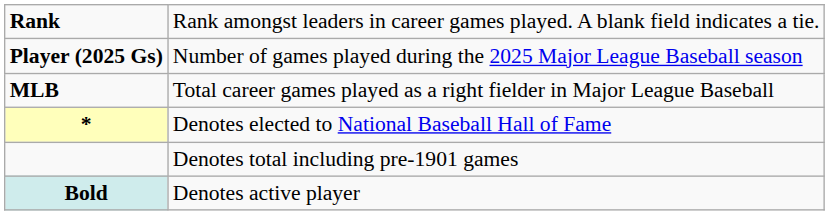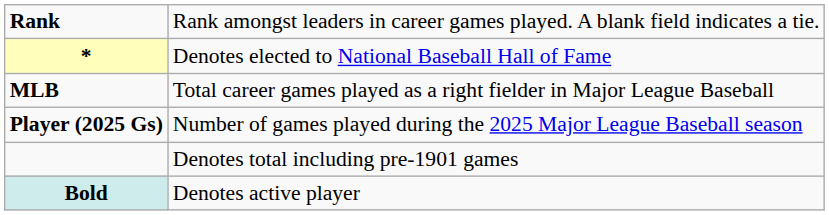rows swapped: (86, 55) <-> (86, 124)
